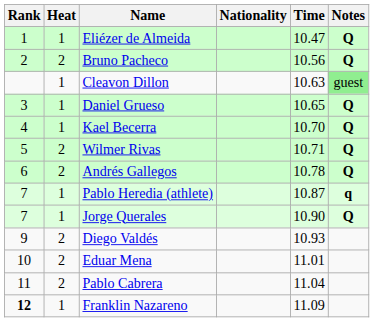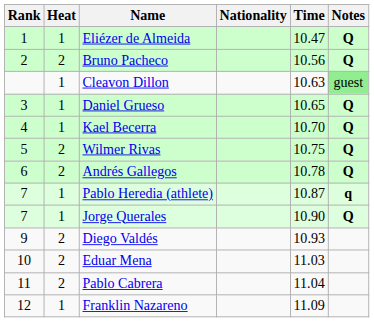(309, 149) 10.71 -> (309, 149) 10.75
(309, 261) 11.01 -> (309, 261) 11.03
(24, 305) bold -> (24, 305) normal
